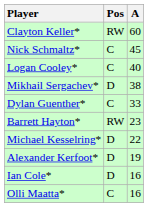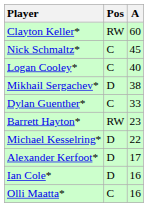(135, 157) 19 -> (135, 157) 17
